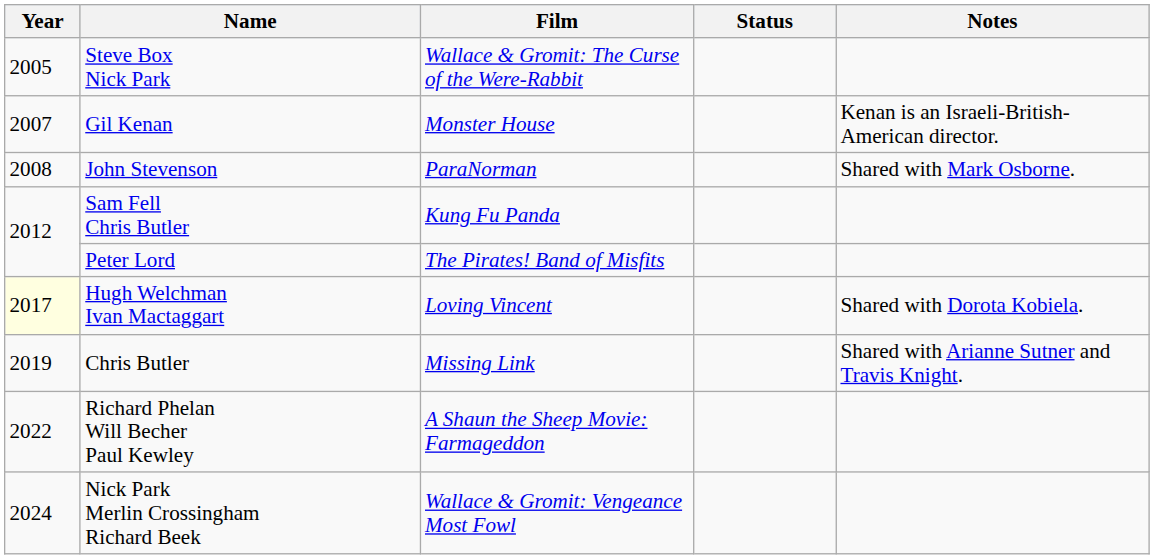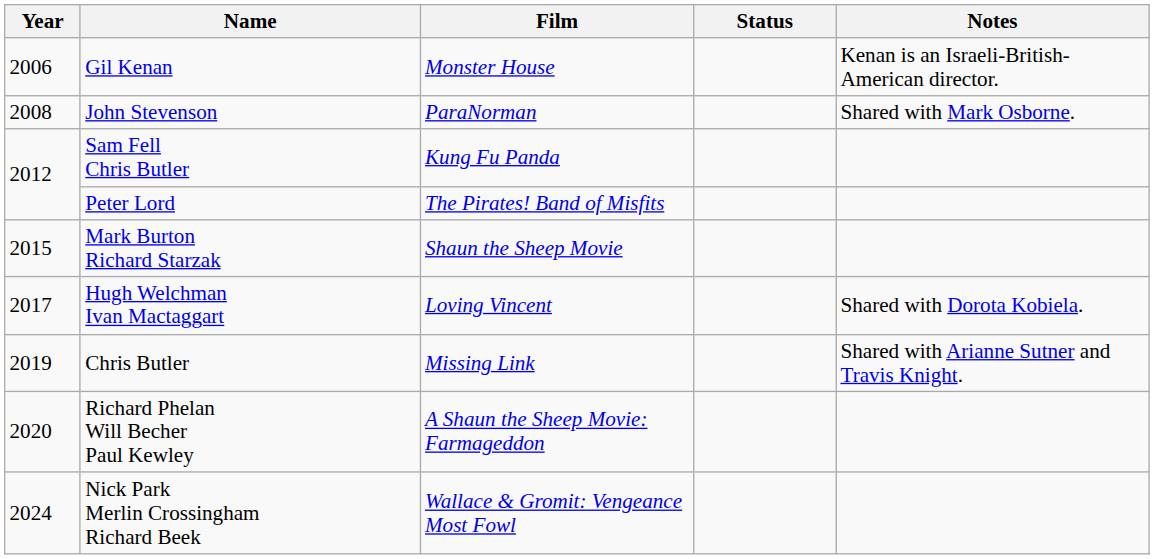- row: (129, 66)
(31, 123) 2007 -> (31, 66) 2006
+ row: (153, 248)
(31, 305) lightyellow background -> (31, 305) no background
(31, 431) 2022 -> (31, 431) 2020
